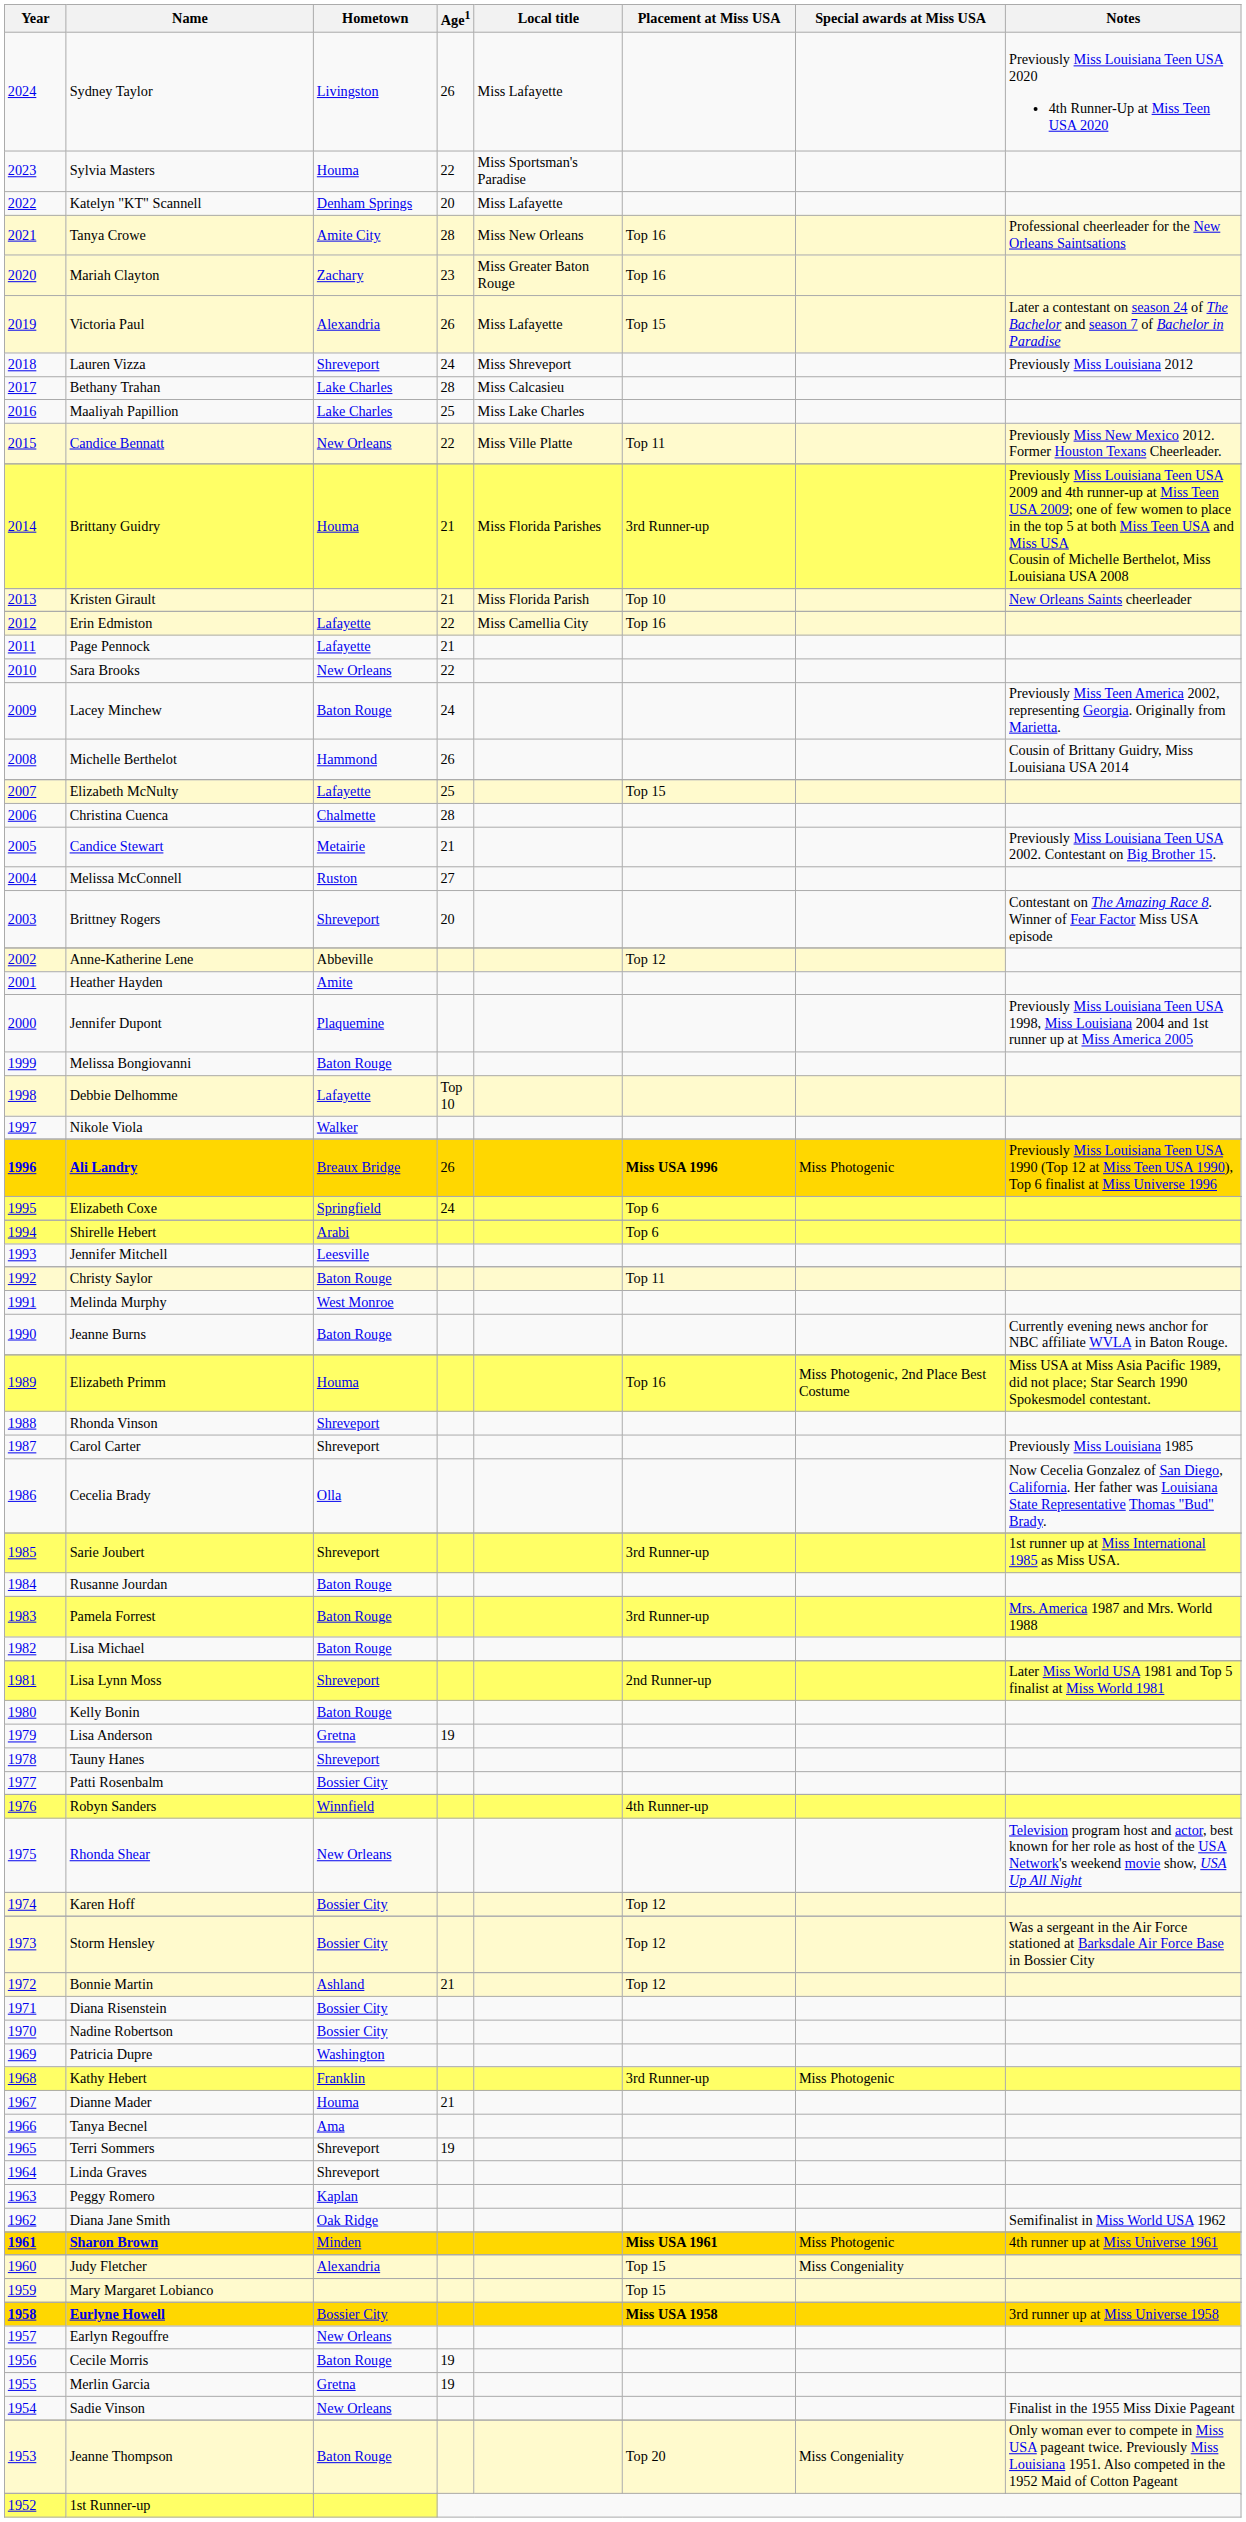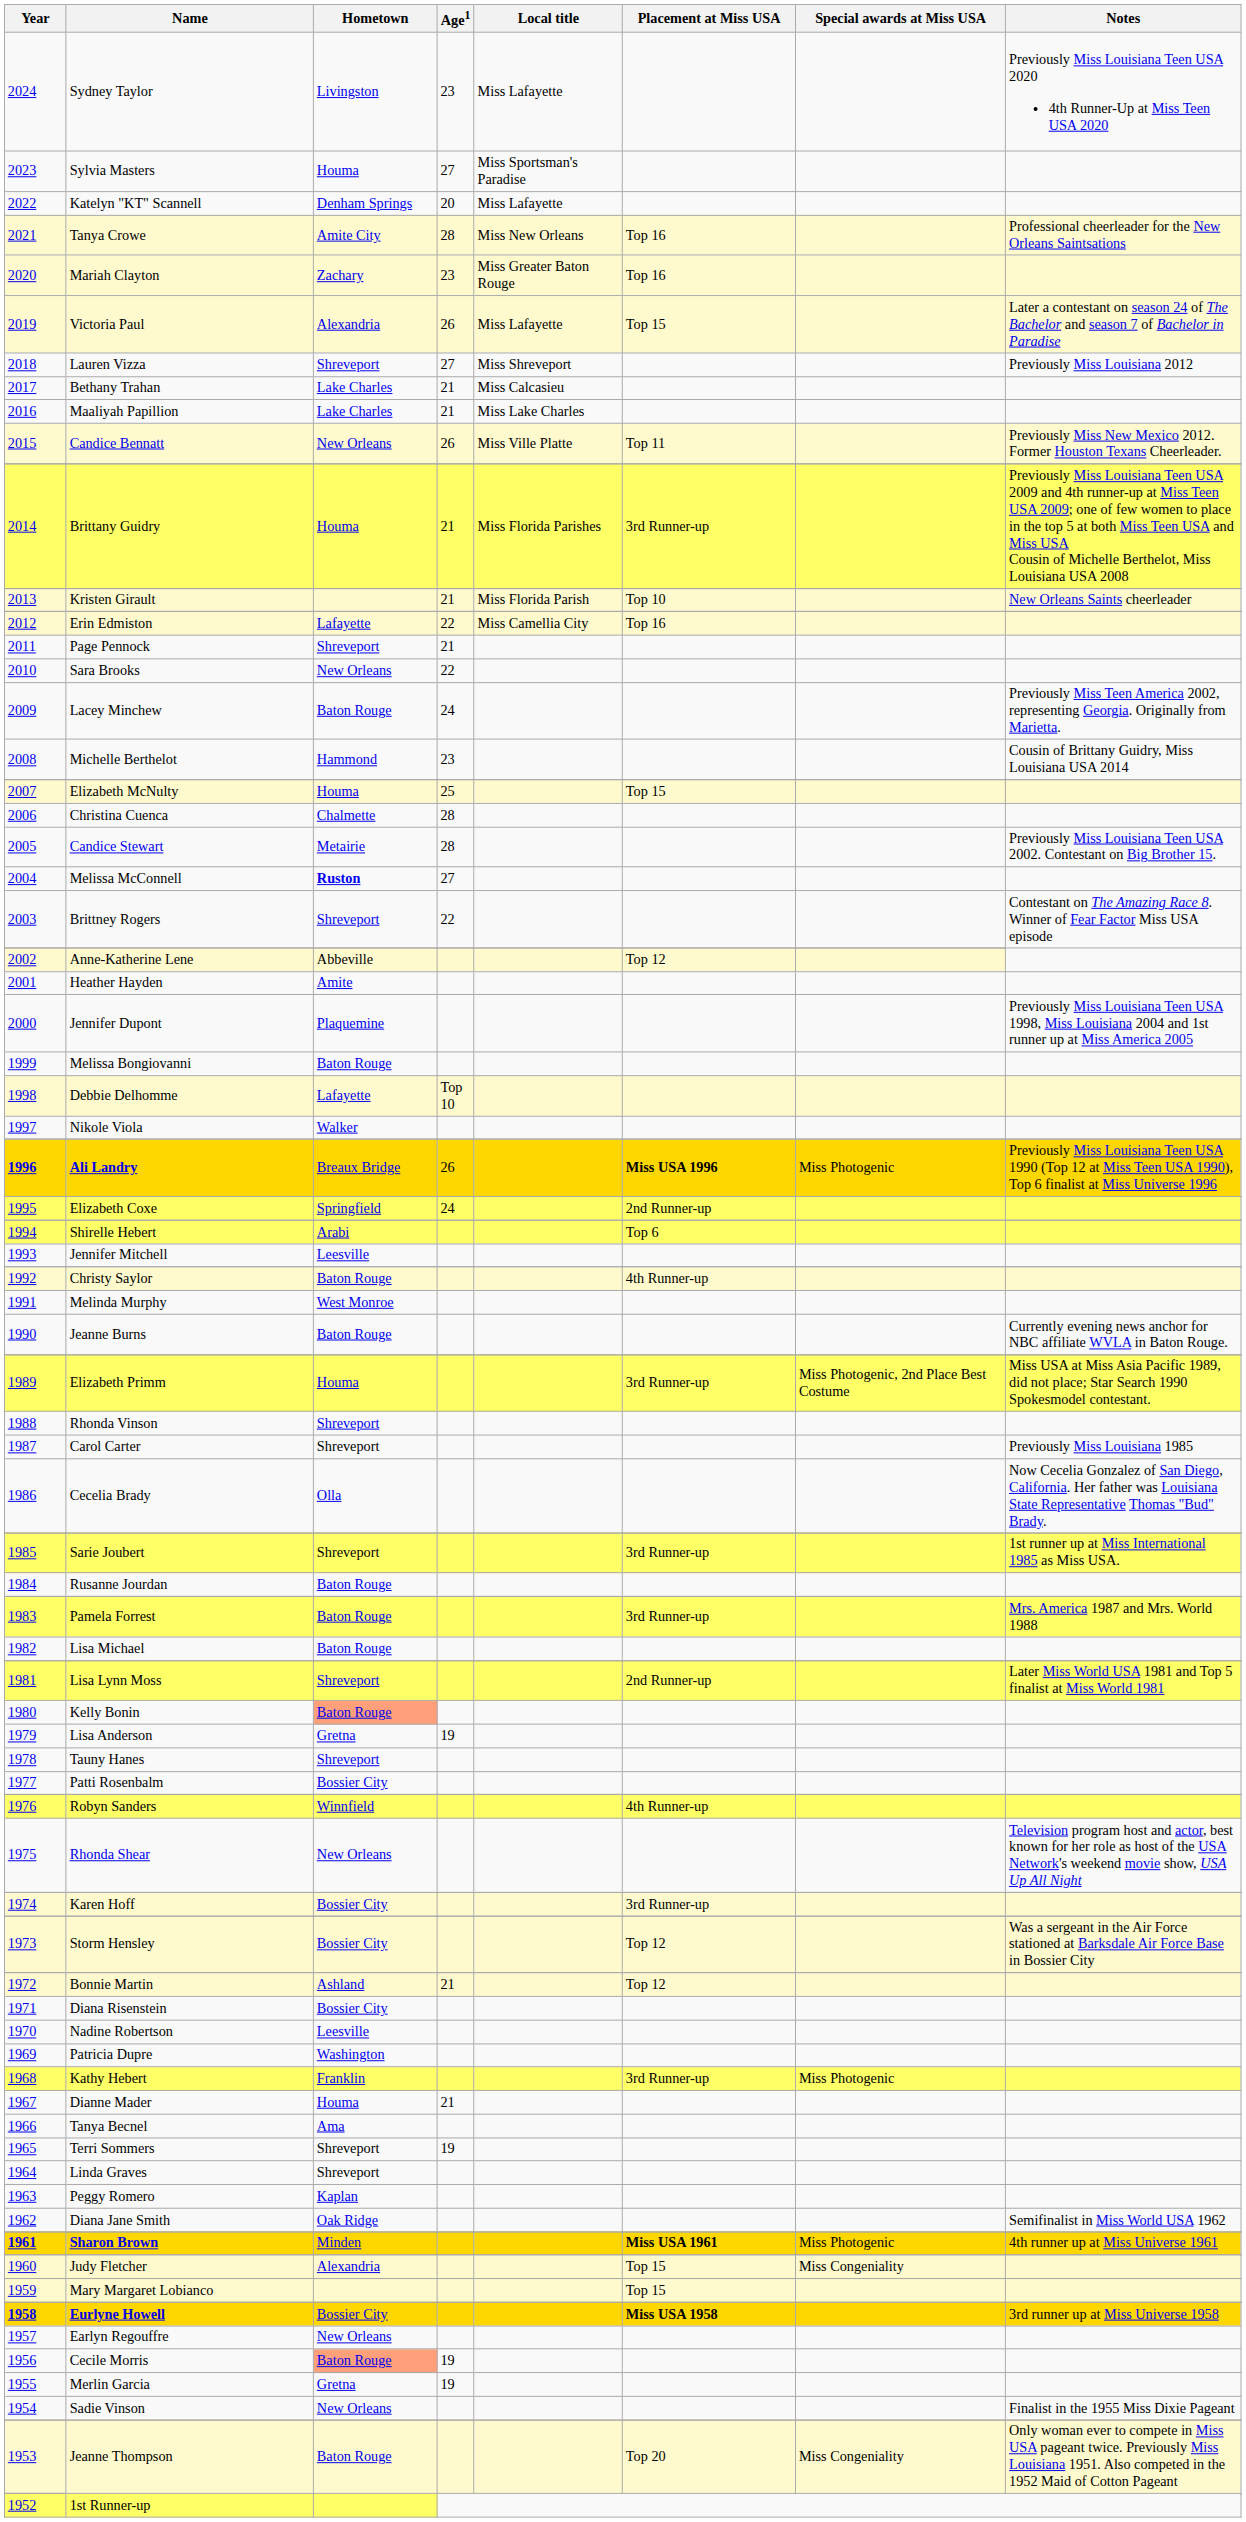(448, 91) 26 -> (448, 91) 23
(448, 171) 22 -> (448, 171) 27
(448, 364) 24 -> (448, 364) 27
(448, 388) 28 -> (448, 388) 21
(448, 411) 25 -> (448, 411) 21
(448, 443) 22 -> (448, 443) 26
(344, 647) Lafayette -> (348, 647) Shreveport
(448, 759) 26 -> (448, 759) 23
(344, 791) Lafayette -> (338, 791) Houma
(448, 847) 21 -> (448, 847) 28
(337, 879) normal -> (339, 879) bold
(448, 919) 20 -> (448, 919) 22
(642, 1208) Top 6 -> (669, 1208) 2nd Runner-up
(645, 1279) Top 11 -> (667, 1279) 4th Runner-up
(646, 1383) Top 16 -> (667, 1383) 3rd Runner-up
(354, 1712) no background -> (354, 1712) lightsalmon background
(646, 1904) Top 12 -> (667, 1904) 3rd Runner-up
(352, 2032) Bossier City -> (343, 2032) Leesville
(354, 2361) no background -> (354, 2361) lightsalmon background
